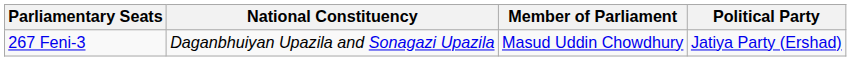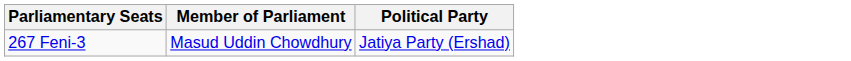- column: (332, 17)
